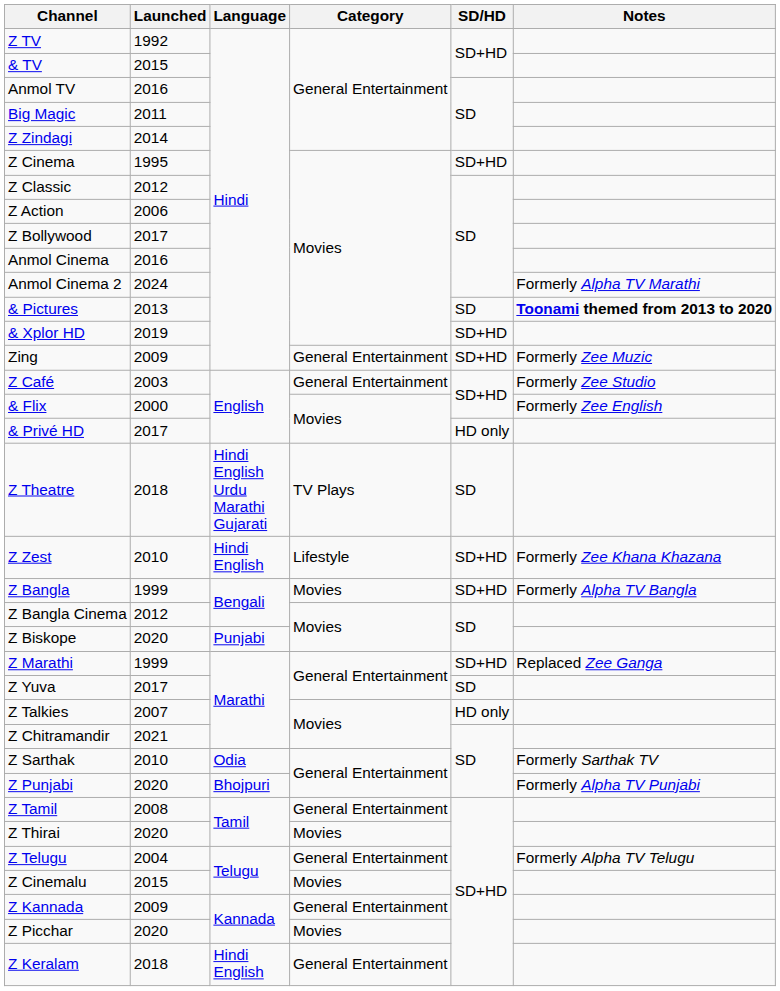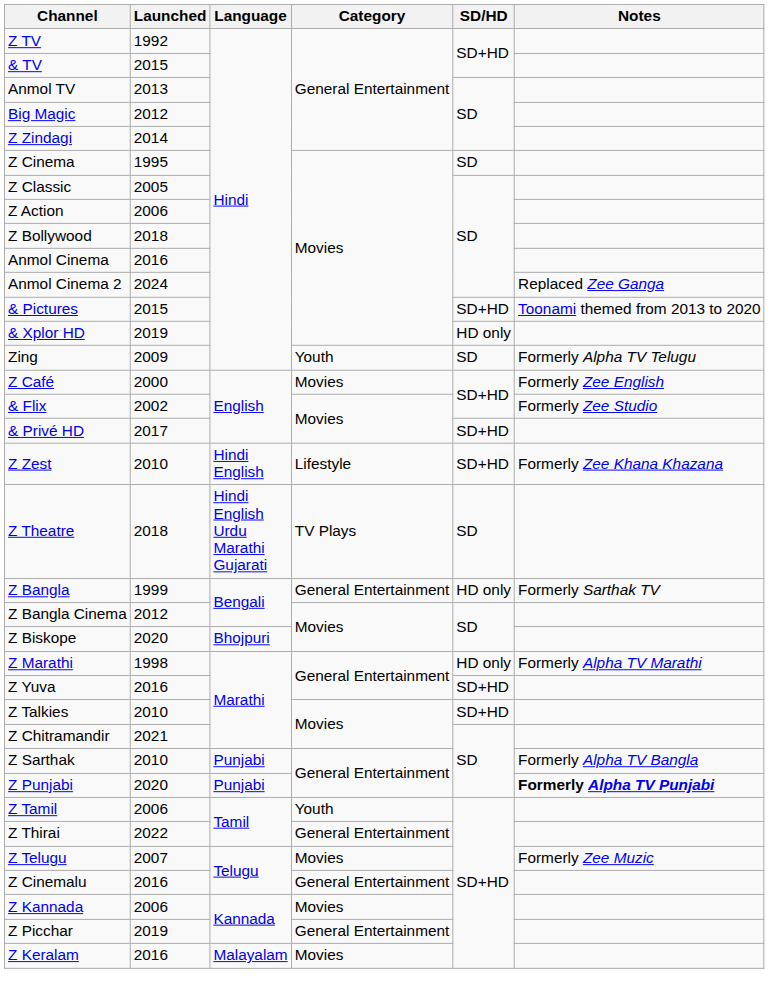(151, 89) 2016 -> (151, 89) 2013
(150, 114) 2011 -> (151, 114) 2012
(481, 162) SD+HD -> (467, 162) SD
(151, 187) 2012 -> (151, 187) 2005
(151, 235) 2017 -> (151, 235) 2018
(608, 284) Formerly Alpha TV Marathi -> (591, 284) Replaced Zee Ganga
(151, 308) 2013 -> (151, 308) 2015
(465, 308) SD -> (483, 308) SD+HD
(644, 308) bold -> (639, 308) normal
(481, 333) SD+HD -> (484, 333) HD only
(370, 357) General Entertainment -> (314, 357) Youth
(481, 357) SD+HD -> (467, 357) SD
(584, 357) Formerly Zee Muzic -> (607, 357) Formerly Alpha TV Telugu
(151, 382) 2003 -> (151, 382) 2000
(370, 382) General Entertainment -> (319, 382) Movies
(586, 382) Formerly Zee Studio -> (591, 382) Formerly Zee English
(151, 406) 2000 -> (151, 406) 2002
(589, 406) Formerly Zee English -> (588, 406) Formerly Zee Studio
(482, 430) HD only -> (483, 430) SD+HD
rows swapped: (30, 557) <-> (41, 489)
(317, 590) Movies -> (372, 590) General Entertainment
(481, 590) SD+HD -> (484, 590) HD only
(606, 590) Formerly Alpha TV Bangla -> (589, 590) Formerly Sarthak TV
(239, 638) Punjabi -> (242, 638) Bhojpuri
(151, 663) 1999 -> (151, 663) 1998
(481, 663) SD+HD -> (484, 663) HD only
(589, 663) Replaced Zee Ganga -> (610, 663) Formerly Alpha TV Marathi
(151, 687) 2017 -> (151, 687) 2016
(465, 687) SD -> (483, 687) SD+HD
(151, 712) 2007 -> (151, 712) 2010
(482, 712) HD only -> (483, 712) SD+HD
(230, 760) Odia -> (239, 760) Punjabi
(587, 760) Formerly Sarthak TV -> (608, 760) Formerly Alpha TV Bangla
(242, 785) Bhojpuri -> (239, 785) Punjabi
(608, 785) normal -> (616, 785) bold
(151, 809) 2008 -> (151, 809) 2006
(370, 809) General Entertainment -> (314, 809) Youth
(151, 833) 2020 -> (151, 833) 2022
(317, 833) Movies -> (372, 833) General Entertainment
(151, 858) 2004 -> (151, 858) 2007
(370, 858) General Entertainment -> (319, 858) Movies
(605, 858) Formerly Alpha TV Telugu -> (586, 858) Formerly Zee Muzic
(151, 882) 2015 -> (151, 882) 2016
(317, 882) Movies -> (372, 882) General Entertainment
(151, 906) 2009 -> (151, 906) 2006
(370, 906) General Entertainment -> (319, 906) Movies
(151, 931) 2020 -> (151, 931) 2019
(317, 931) Movies -> (372, 931) General Entertainment
(151, 964) 2018 -> (151, 955) 2016
(239, 964) Hindi English -> (251, 955) Malayalam
(370, 964) General Entertainment -> (319, 955) Movies
